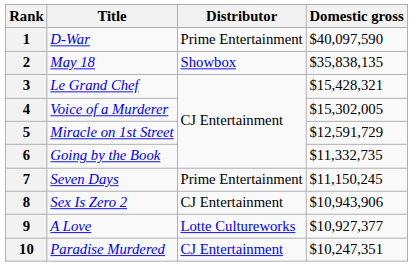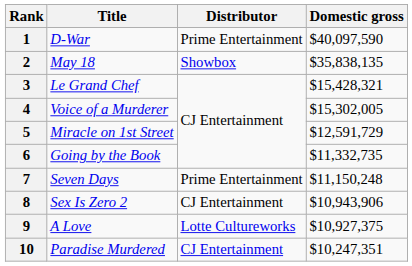(346, 179) $11,150,245 -> (346, 179) $11,150,248
(346, 226) $10,927,377 -> (346, 226) $10,927,375
